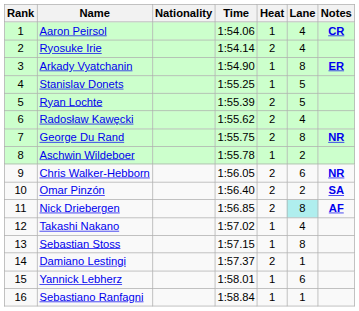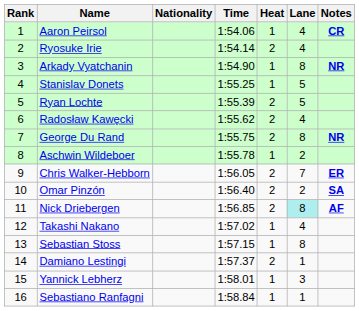(336, 66) ER -> (336, 66) NR
(302, 173) 6 -> (302, 173) 7
(336, 173) NR -> (336, 173) ER
(302, 279) 6 -> (302, 279) 3
